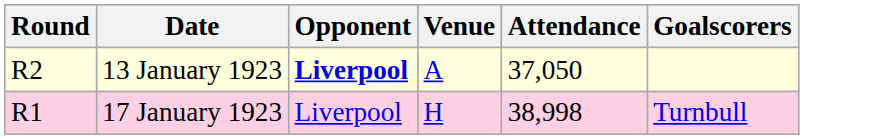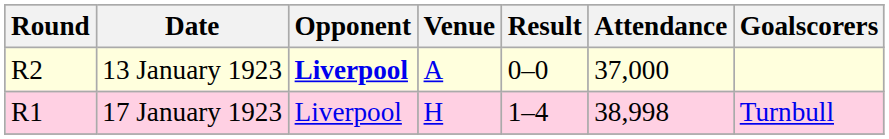+ column: (545, 26)
(545, 69) 37,050 -> (632, 69) 37,000
